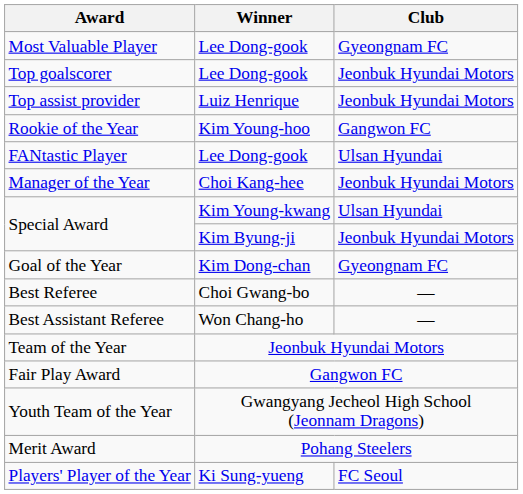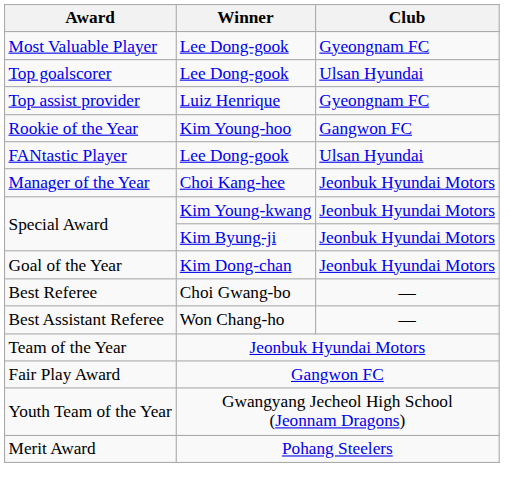(426, 73) Jeonbuk Hyundai Motors -> (371, 73) Ulsan Hyundai
(426, 100) Jeonbuk Hyundai Motors -> (374, 100) Gyeongnam FC
(390, 210) Ulsan Hyundai -> (407, 210) Jeonbuk Hyundai Motors
(393, 264) Gyeongnam FC -> (407, 264) Jeonbuk Hyundai Motors
- row: (100, 476)
